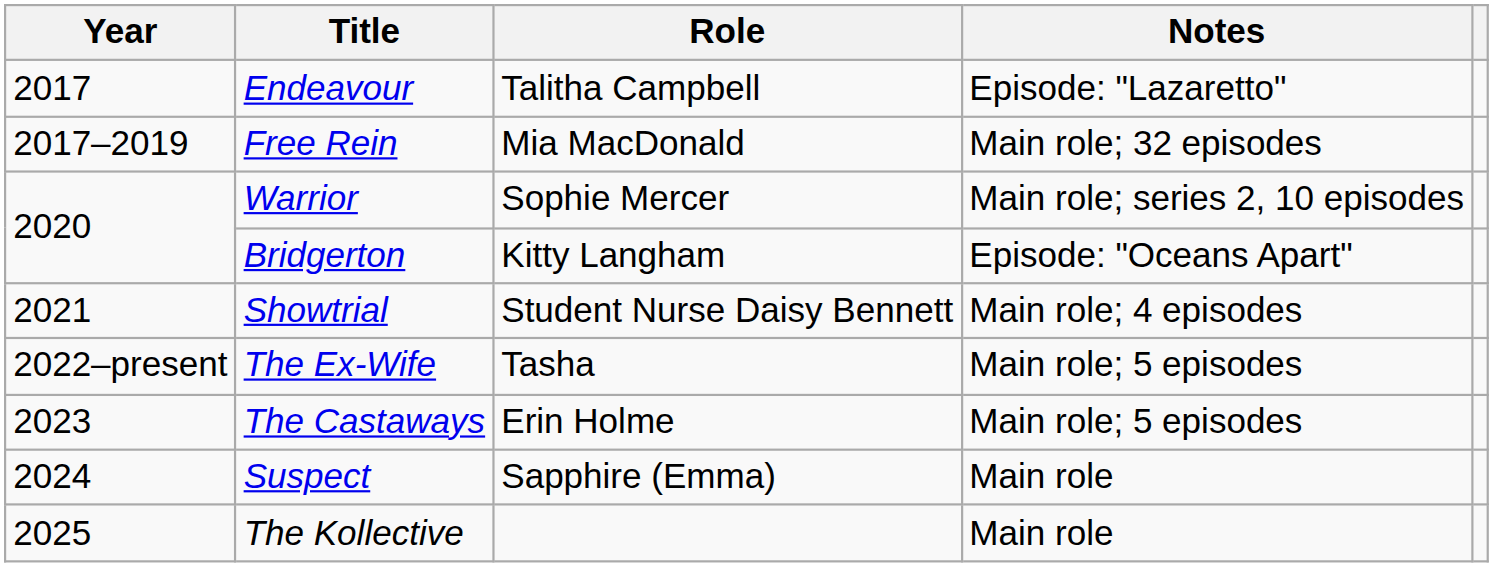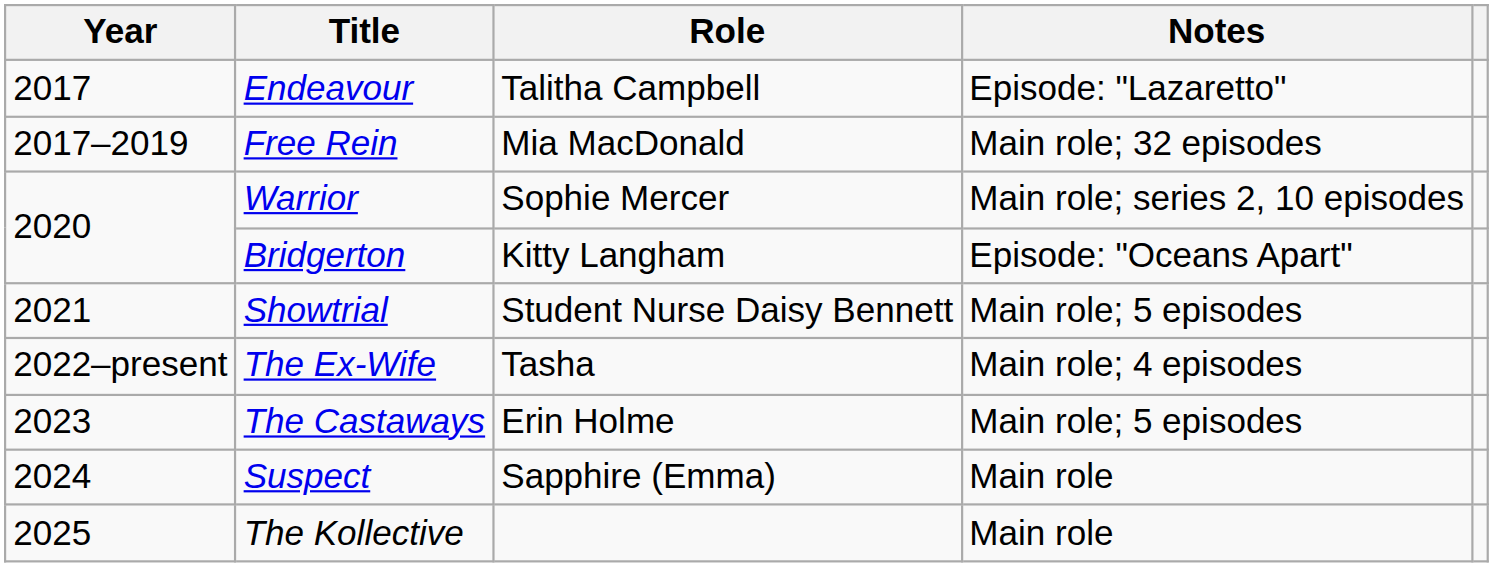(1136, 310) Main role; 4 episodes -> (1136, 310) Main role; 5 episodes
(1136, 365) Main role; 5 episodes -> (1136, 365) Main role; 4 episodes
